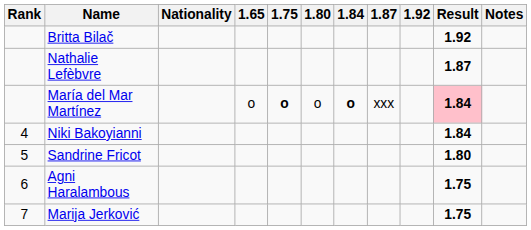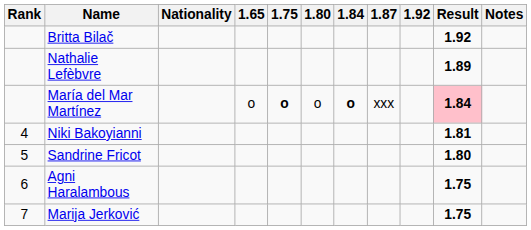(458, 66) 1.87 -> (458, 66) 1.89
(458, 133) 1.84 -> (458, 133) 1.81
